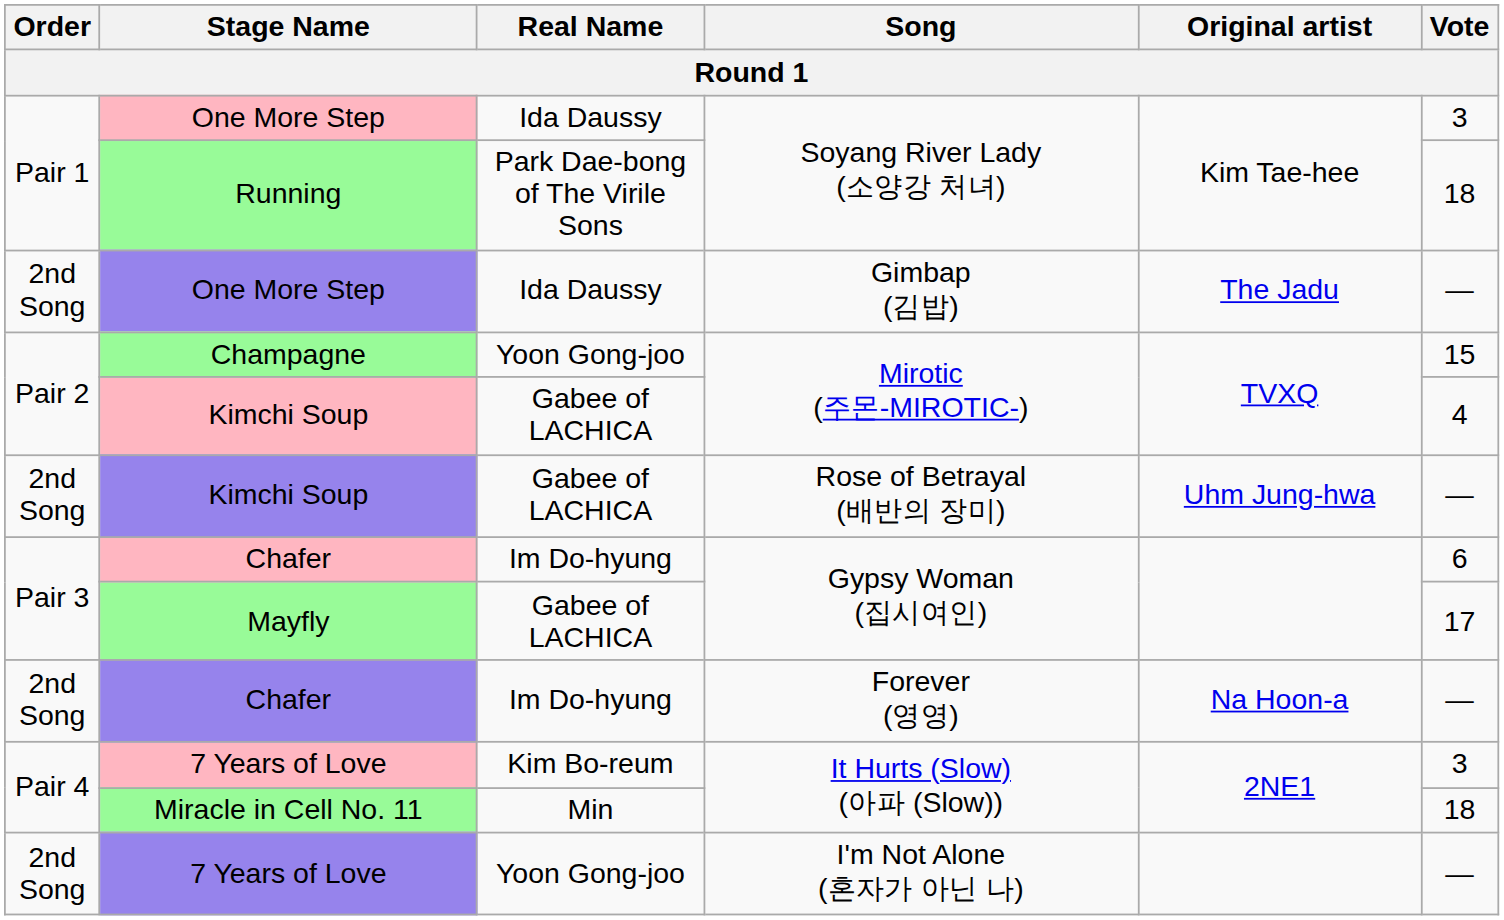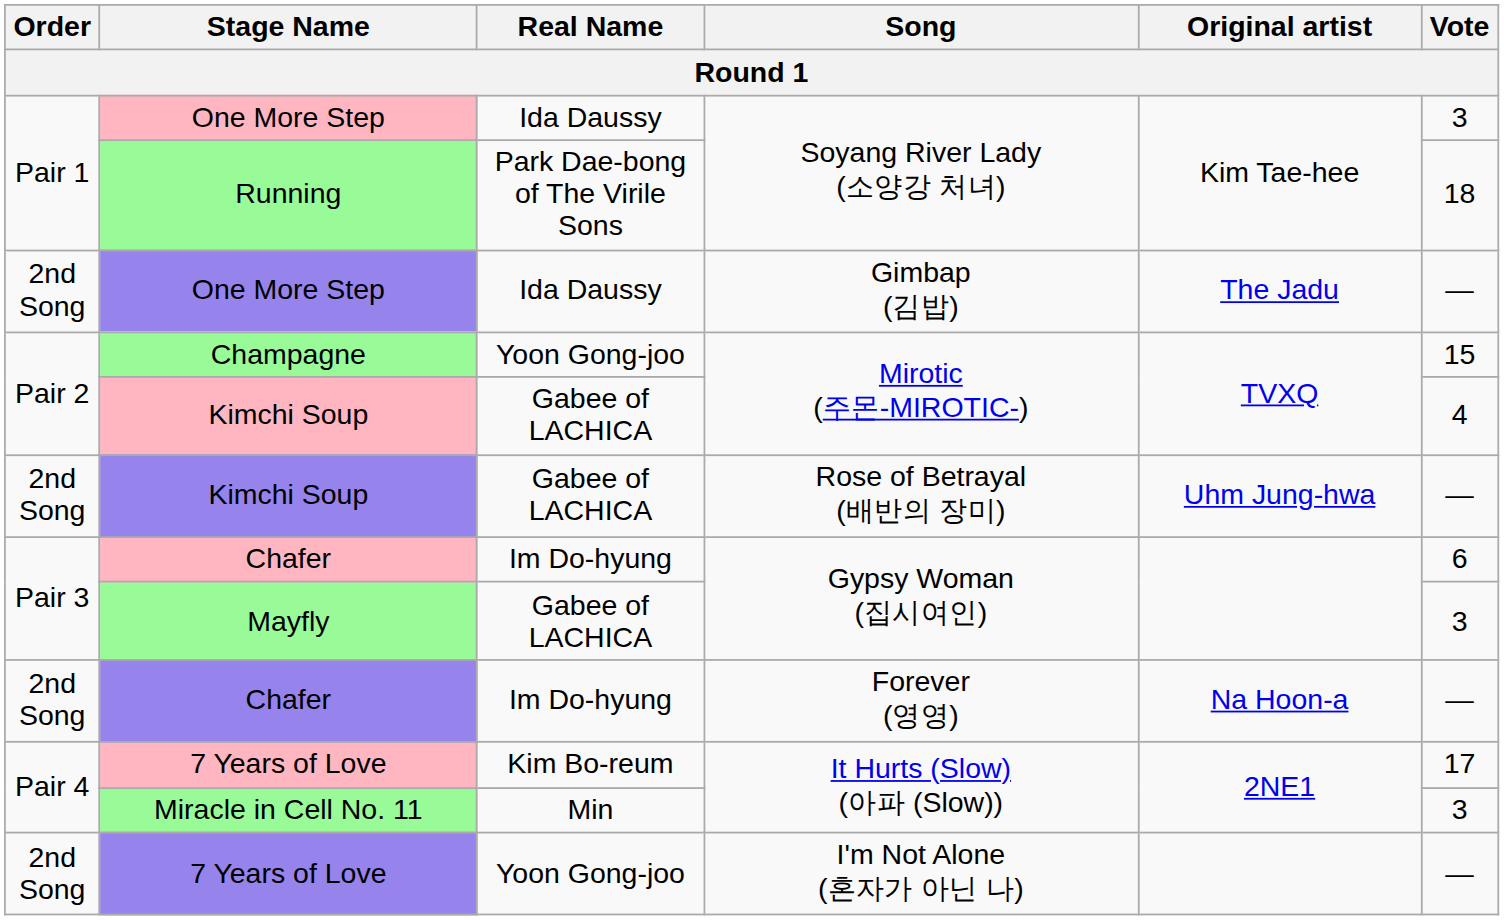(1460, 620) 17 -> (1460, 620) 3
(1460, 764) 3 -> (1460, 764) 17
(1460, 809) 18 -> (1460, 809) 3
